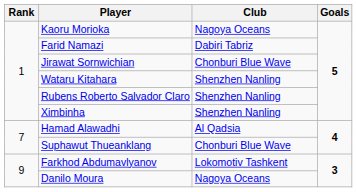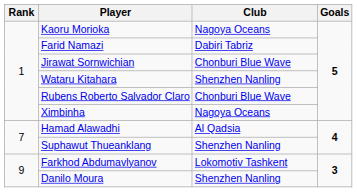(238, 96) Shenzhen Nanling -> (243, 96) Chonburi Blue Wave
(238, 113) Shenzhen Nanling -> (232, 113) Nagoya Oceans
(243, 146) Chonburi Blue Wave -> (238, 146) Shenzhen Nanling
(232, 179) Nagoya Oceans -> (238, 179) Shenzhen Nanling
